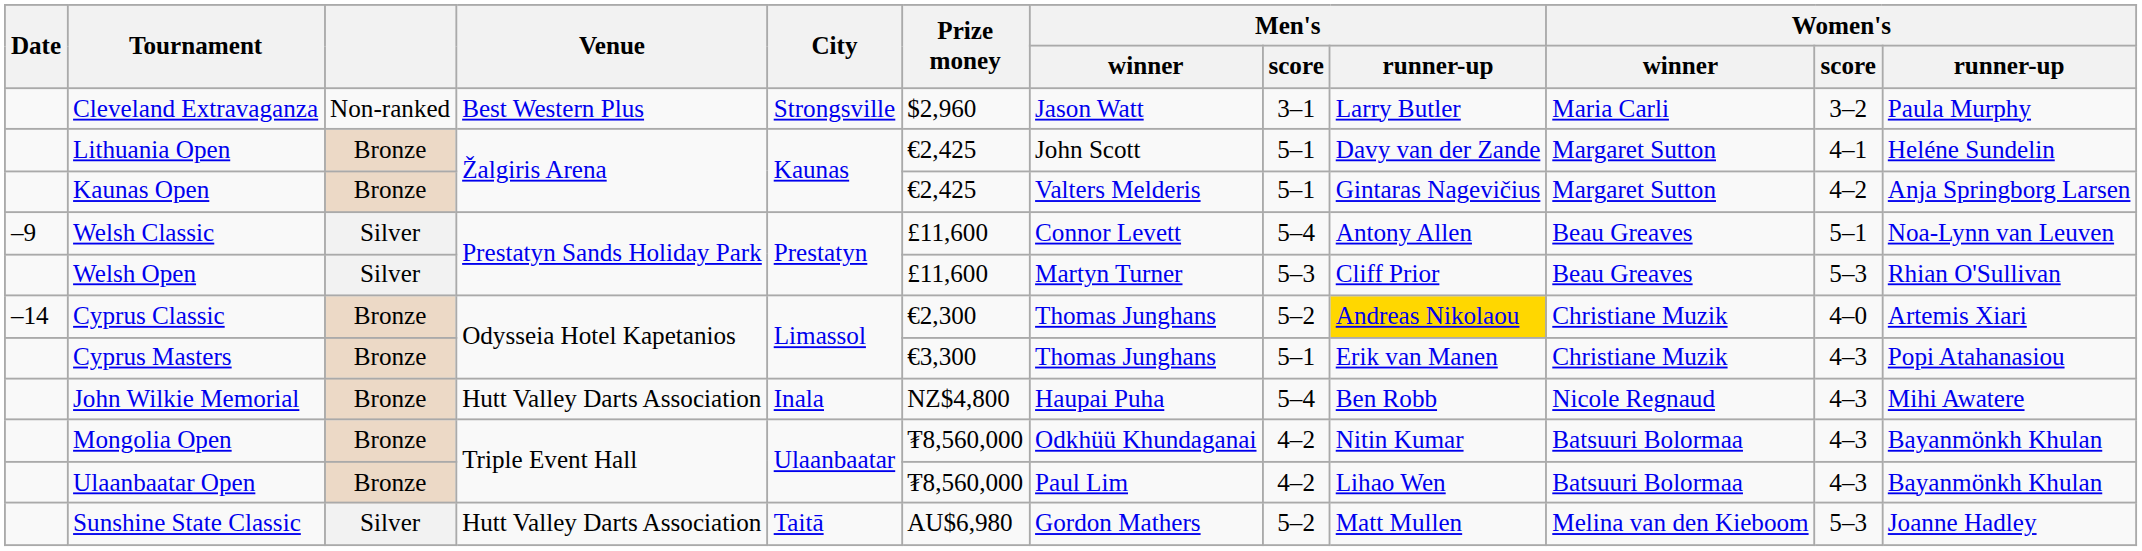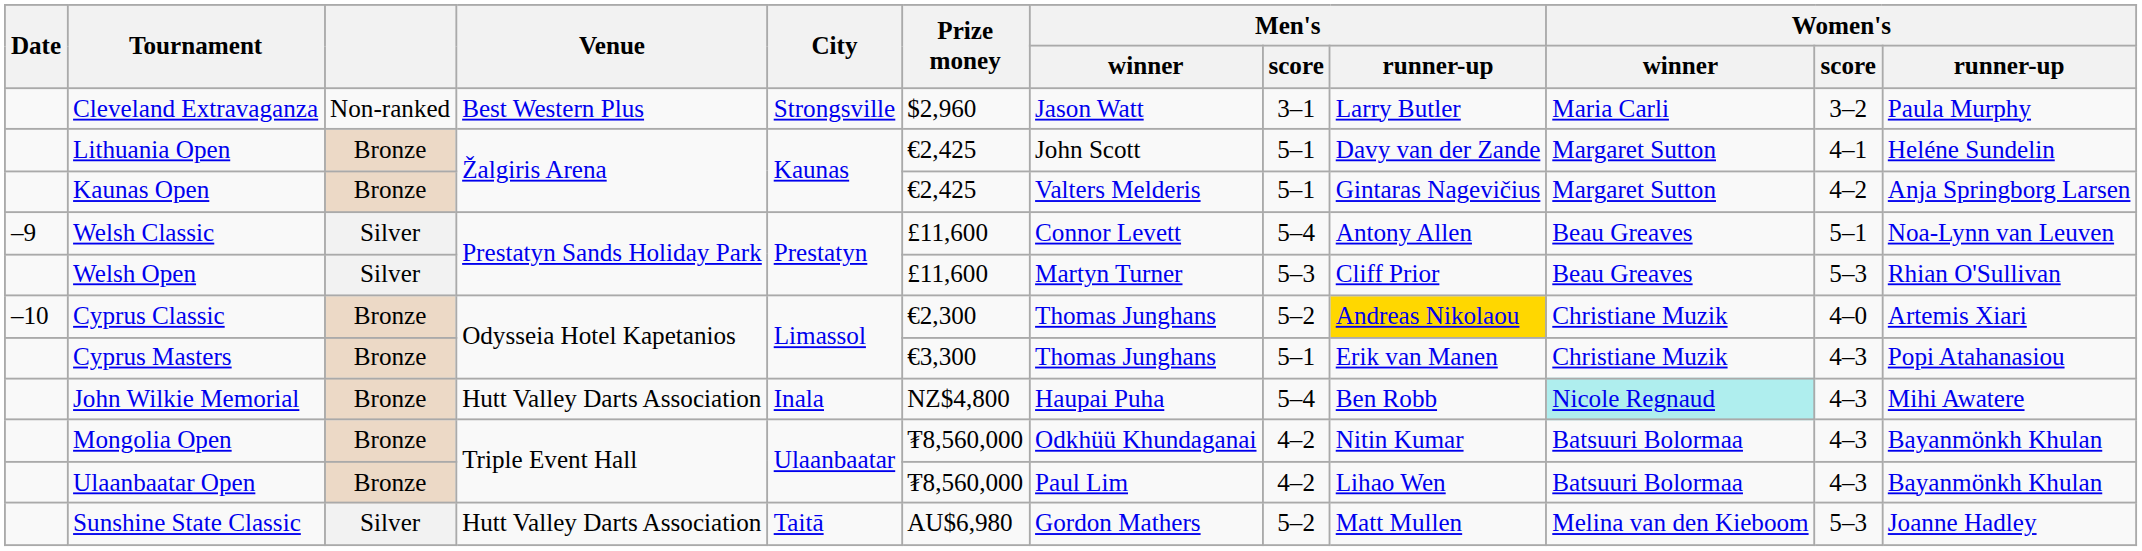(30, 315) –14 -> (30, 315) –10
(1634, 398) no background -> (1634, 398) paleturquoise background
